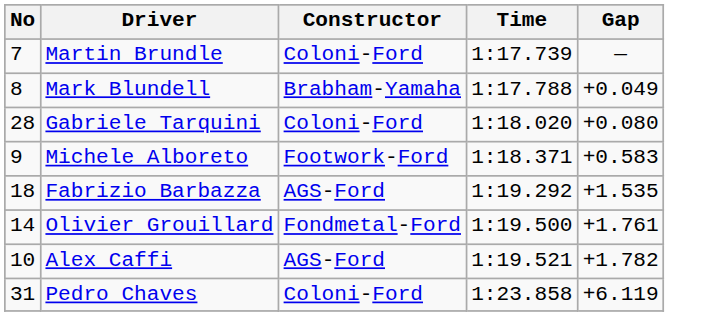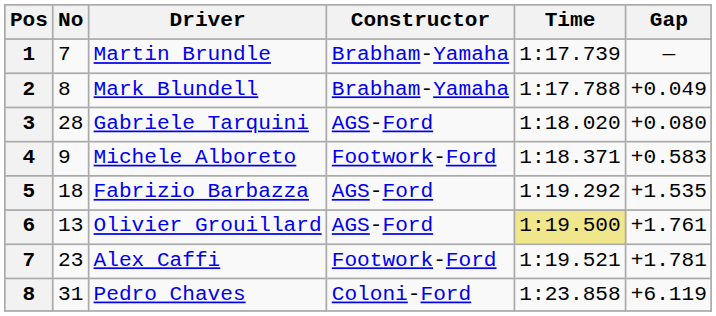+ column: (29, 22)
(353, 56) Coloni-Ford -> (420, 56) Brabham-Yamaha
(353, 125) Coloni-Ford -> (382, 125) AGS-Ford
(23, 227) 14 -> (71, 227) 13
(372, 227) Fondmetal-Ford -> (382, 227) AGS-Ford
(522, 227) no background -> (570, 227) khaki background
(23, 261) 10 -> (71, 261) 23
(334, 261) AGS-Ford -> (414, 261) Footwork-Ford
(621, 261) +1.782 -> (669, 261) +1.781
